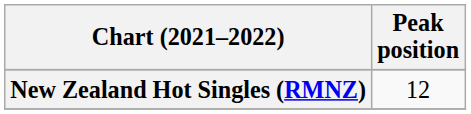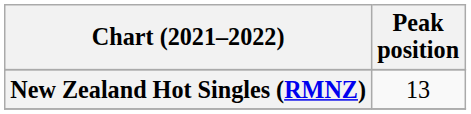(418, 89) 12 -> (418, 89) 13
